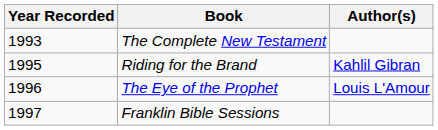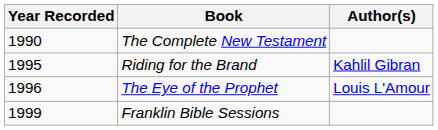(25, 40) 1993 -> (25, 40) 1990
(25, 112) 1997 -> (25, 112) 1999
